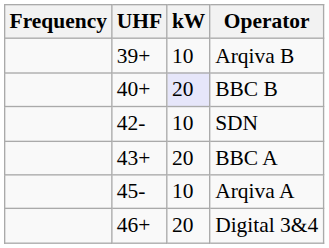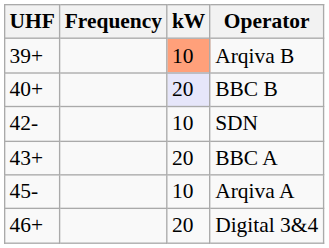columns swapped: (58, 21) <-> (139, 21)
(183, 55) no background -> (183, 55) lightsalmon background
